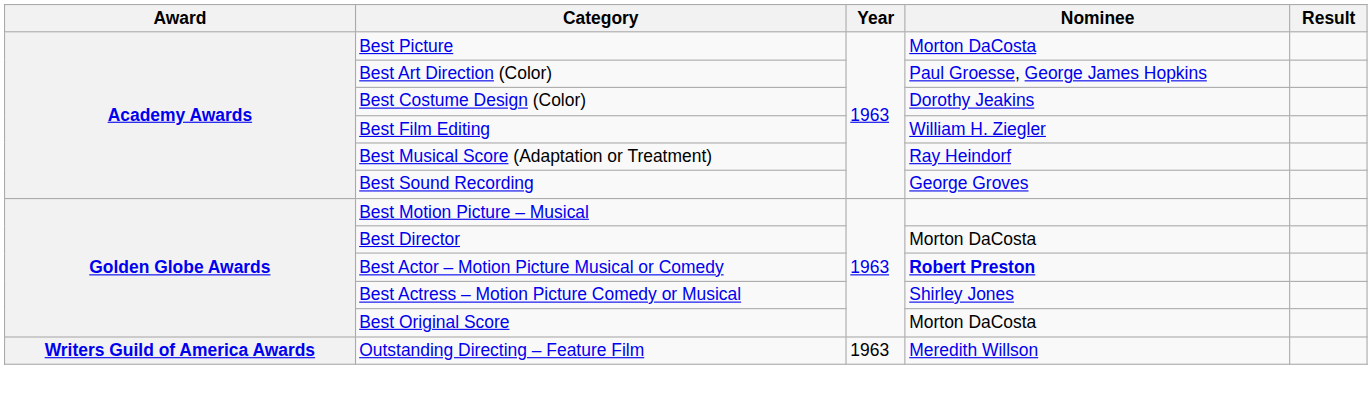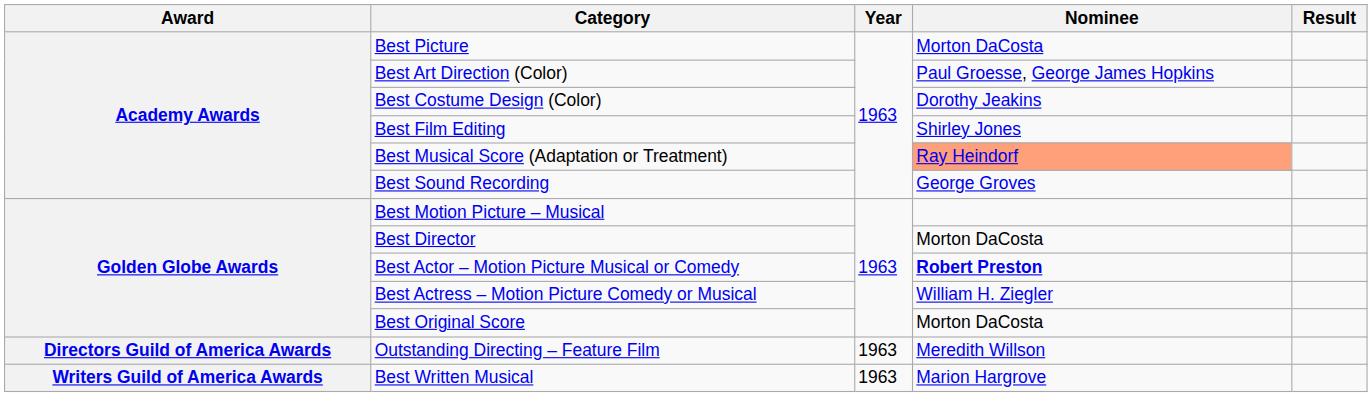(978, 128) William H. Ziegler -> (969, 128) Shirley Jones
(960, 156) no background -> (967, 156) lightsalmon background
(962, 294) Shirley Jones -> (985, 294) William H. Ziegler
(180, 350) Writers Guild of America Awards -> (188, 350) Directors Guild of America Awards
+ row: (454, 377)
